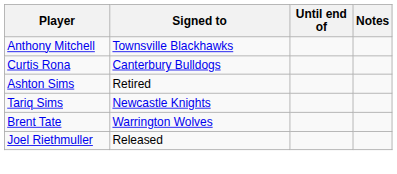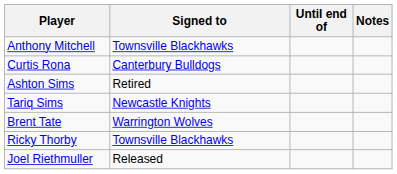+ row: (42, 141)
